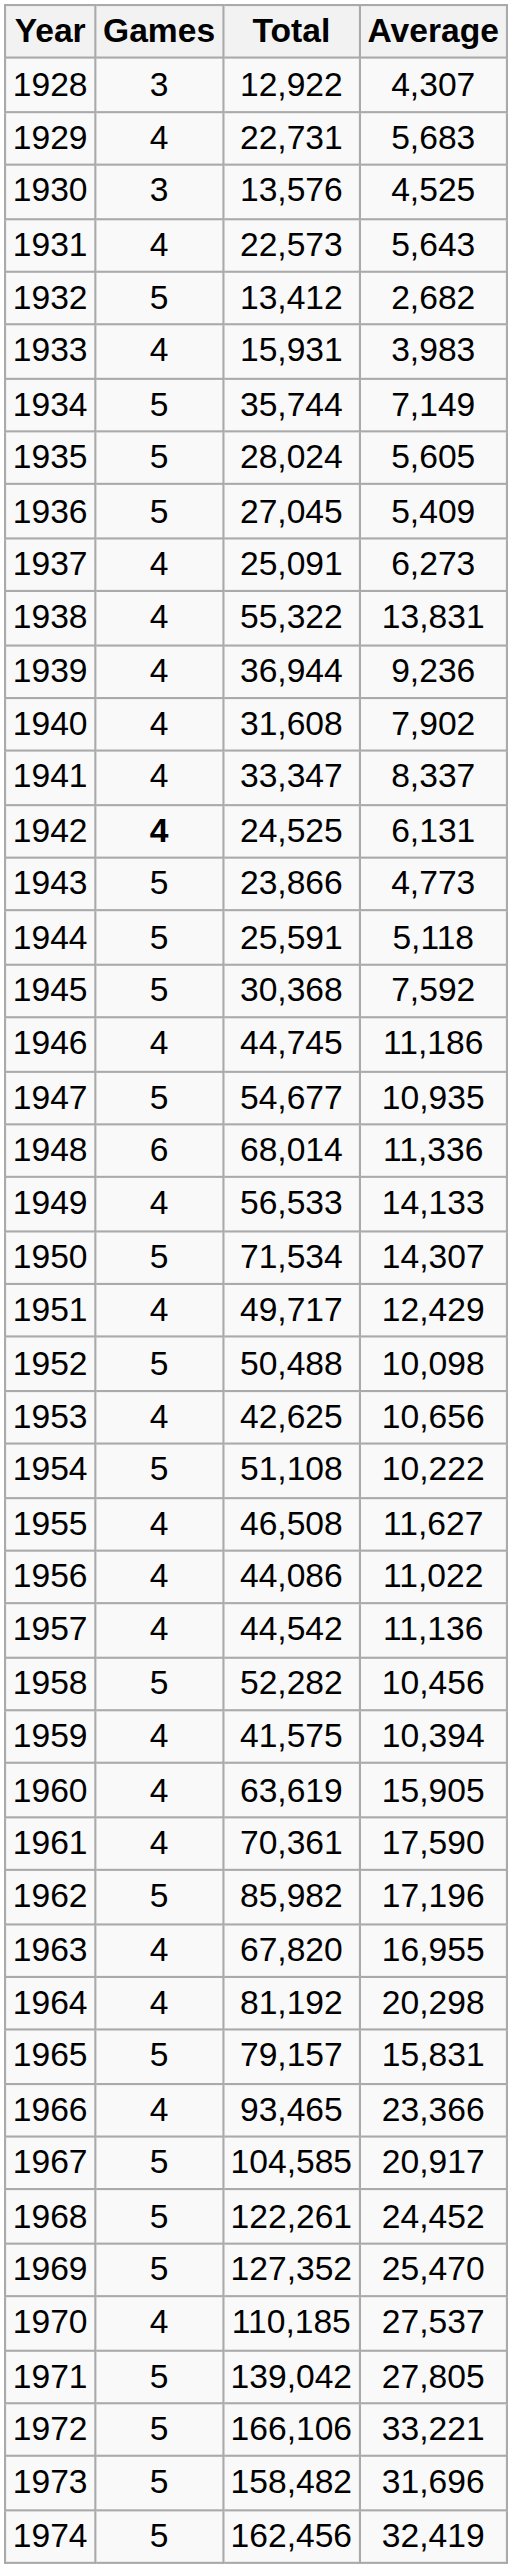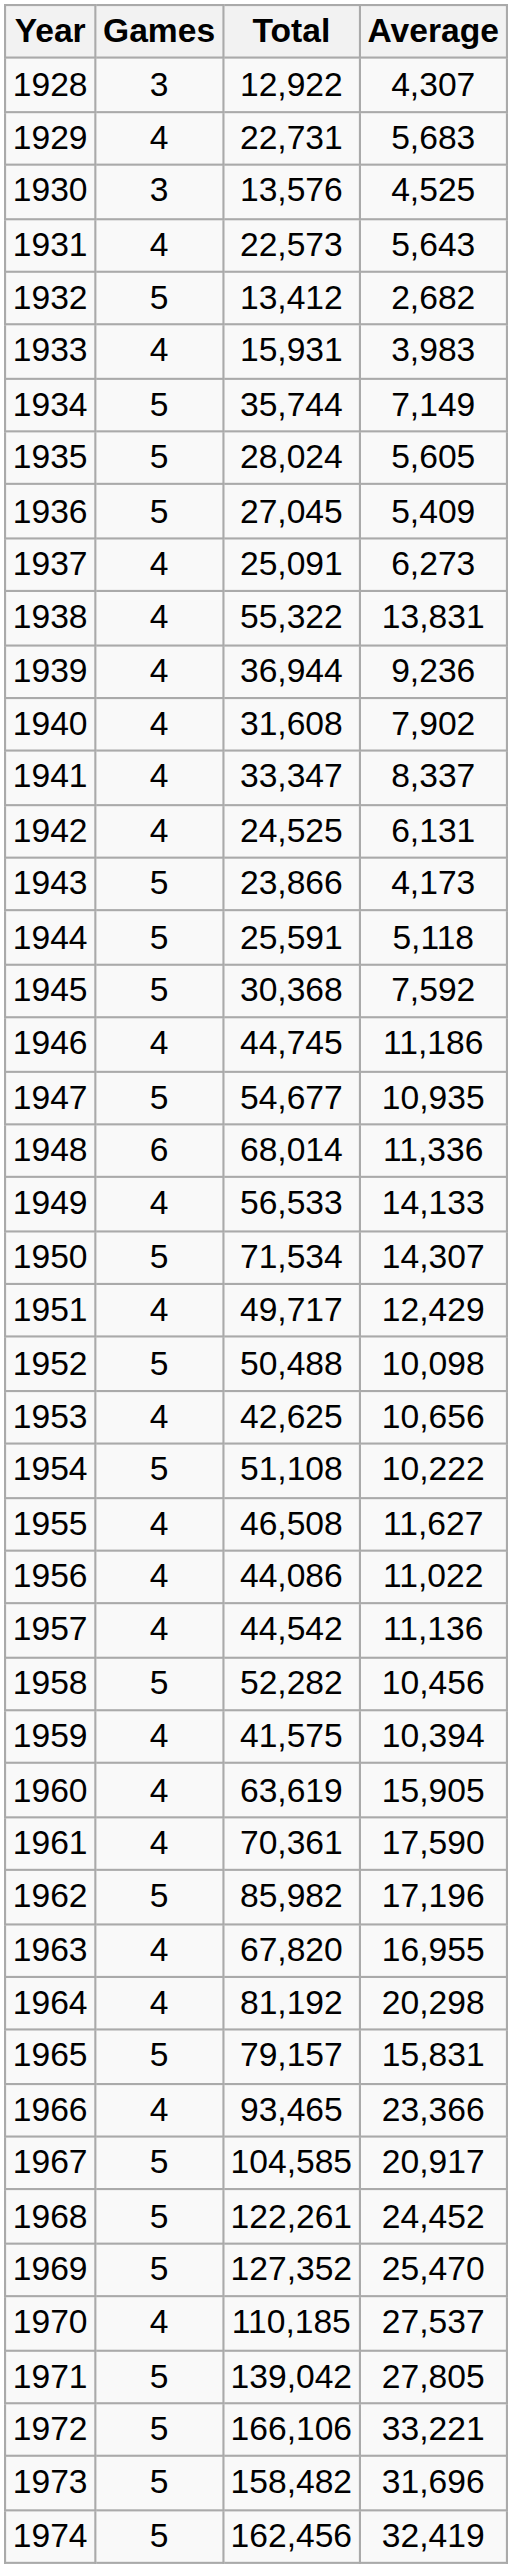(159, 830) bold -> (159, 830) normal
(433, 883) 4,773 -> (433, 883) 4,173
